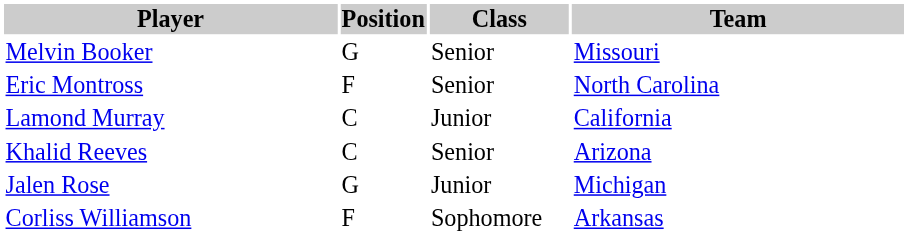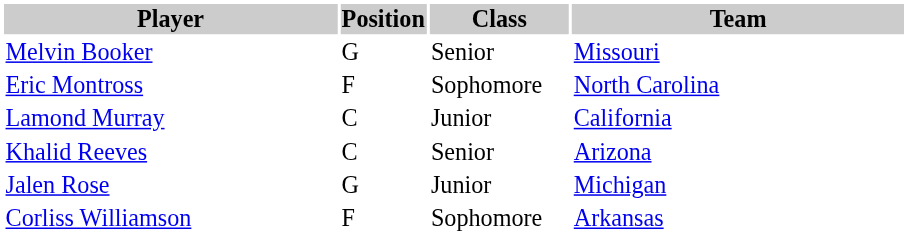(462, 85) Senior -> (487, 85) Sophomore
